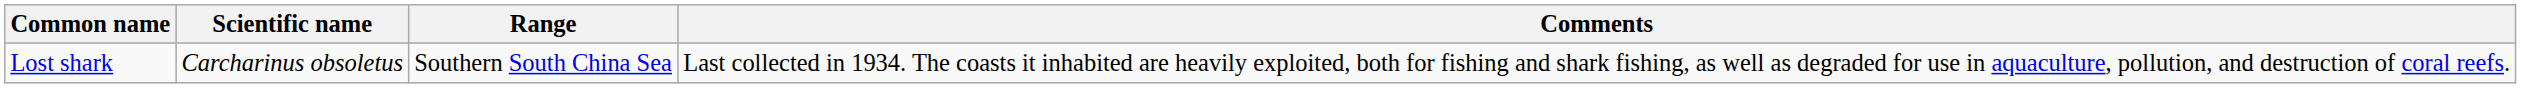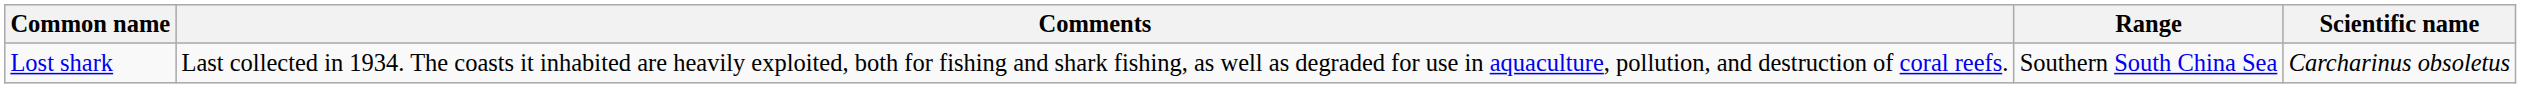columns swapped: (292, 23) <-> (1597, 23)
